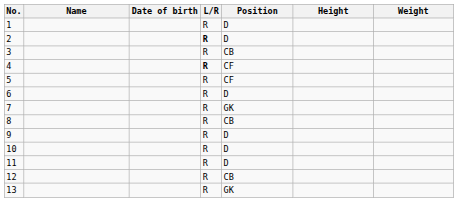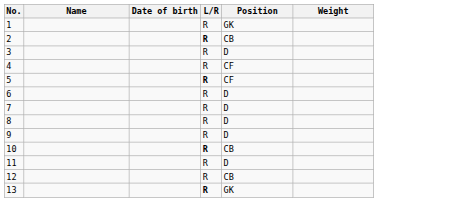- column: (333, 11)
(226, 25) D -> (229, 25) GK
(226, 39) D -> (229, 39) CB
(229, 53) CB -> (226, 53) D
(205, 66) bold -> (205, 66) normal
(205, 80) normal -> (205, 80) bold
(229, 108) GK -> (226, 108) D
(229, 121) CB -> (226, 121) D
(205, 149) normal -> (205, 149) bold
(226, 149) D -> (229, 149) CB
(205, 190) normal -> (205, 190) bold
